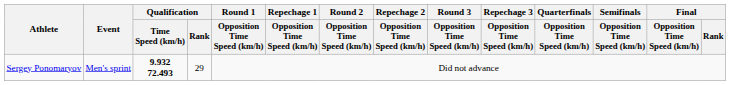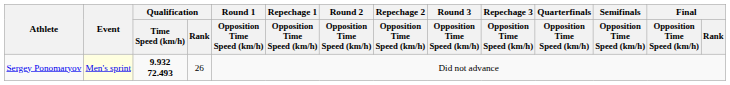(108, 67) no background -> (108, 67) lightyellow background
(199, 67) 29 -> (199, 67) 26
